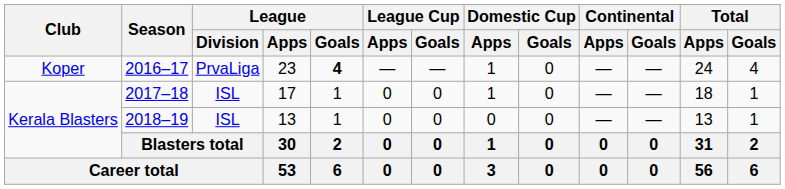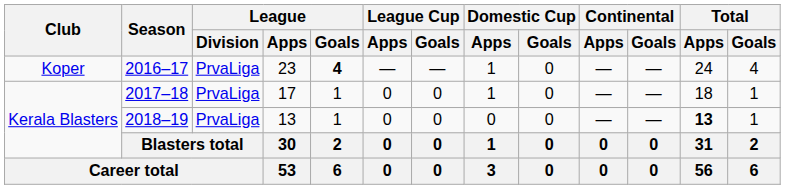(228, 94) ISL -> (228, 94) PrvaLiga
(228, 119) ISL -> (228, 119) PrvaLiga
(704, 119) normal -> (704, 119) bold
